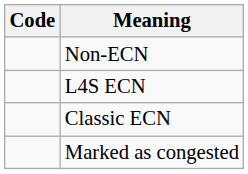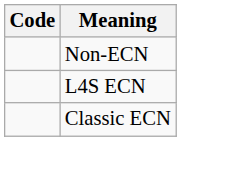- row: (152, 151)
